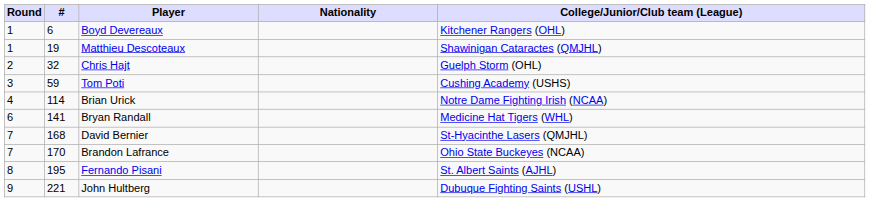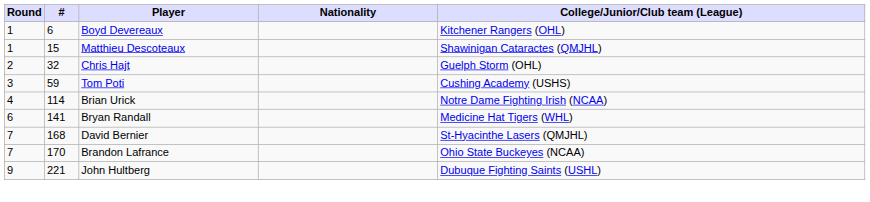(53, 48) 19 -> (53, 48) 15
- row: (121, 170)
